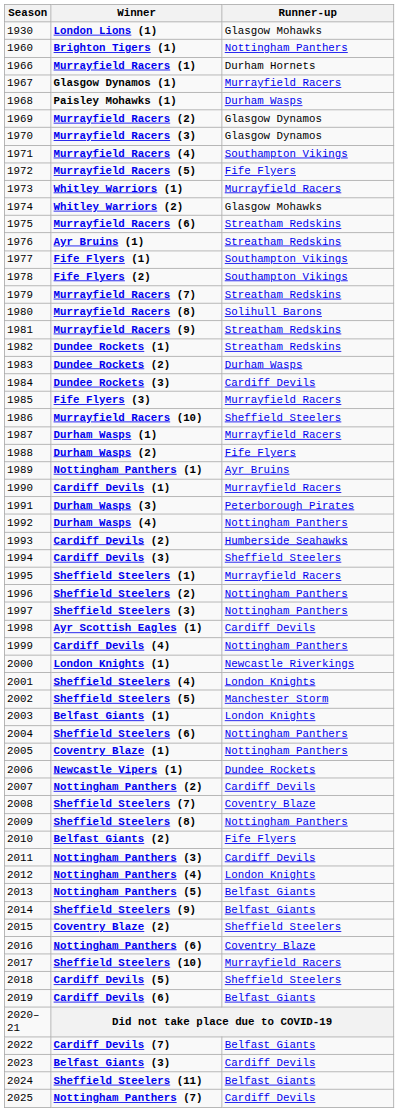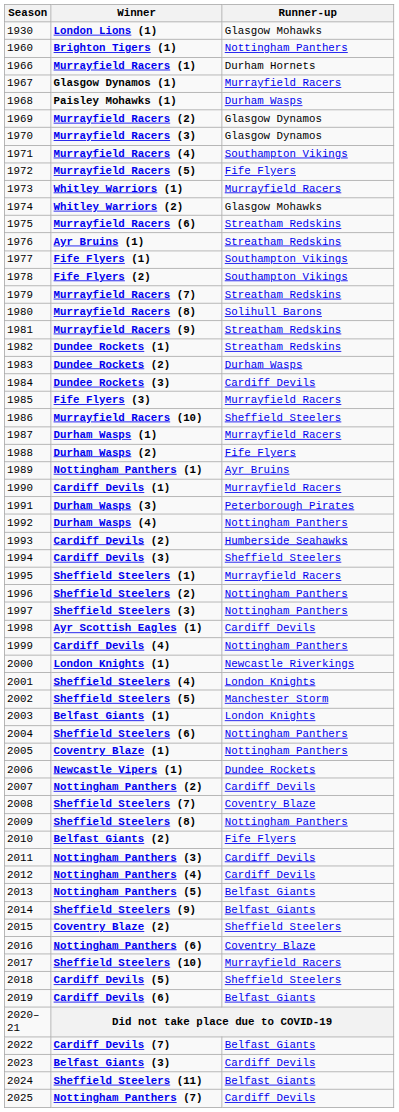(270, 875) London Knights -> (270, 875) Cardiff Devils
